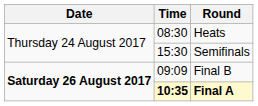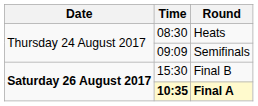(172, 52) 15:30 -> (172, 52) 09:09
(172, 71) 09:09 -> (172, 71) 15:30
